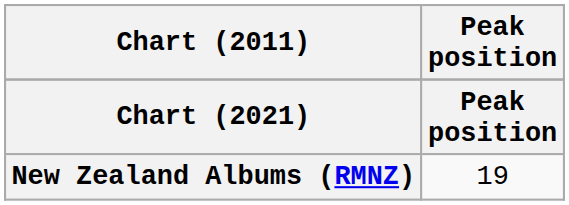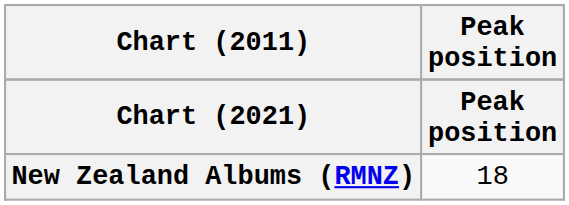(493, 177) 19 -> (493, 177) 18
